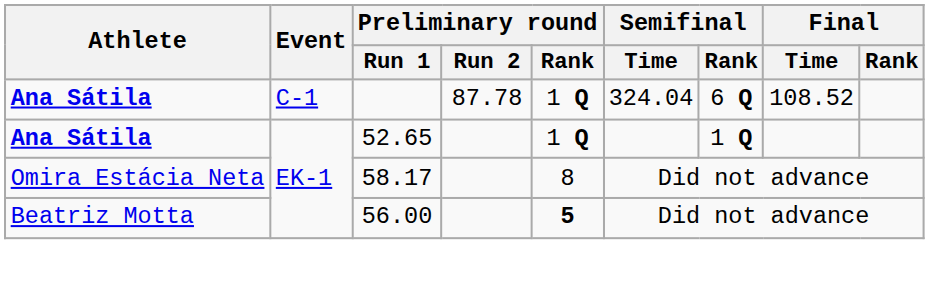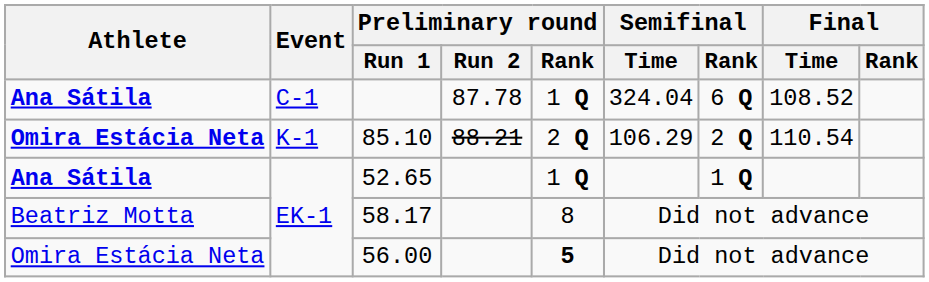+ row: (397, 139)
(138, 178) Omira Estácia Neta -> (102, 218) Beatriz Motta
(102, 218) Beatriz Motta -> (138, 257) Omira Estácia Neta
